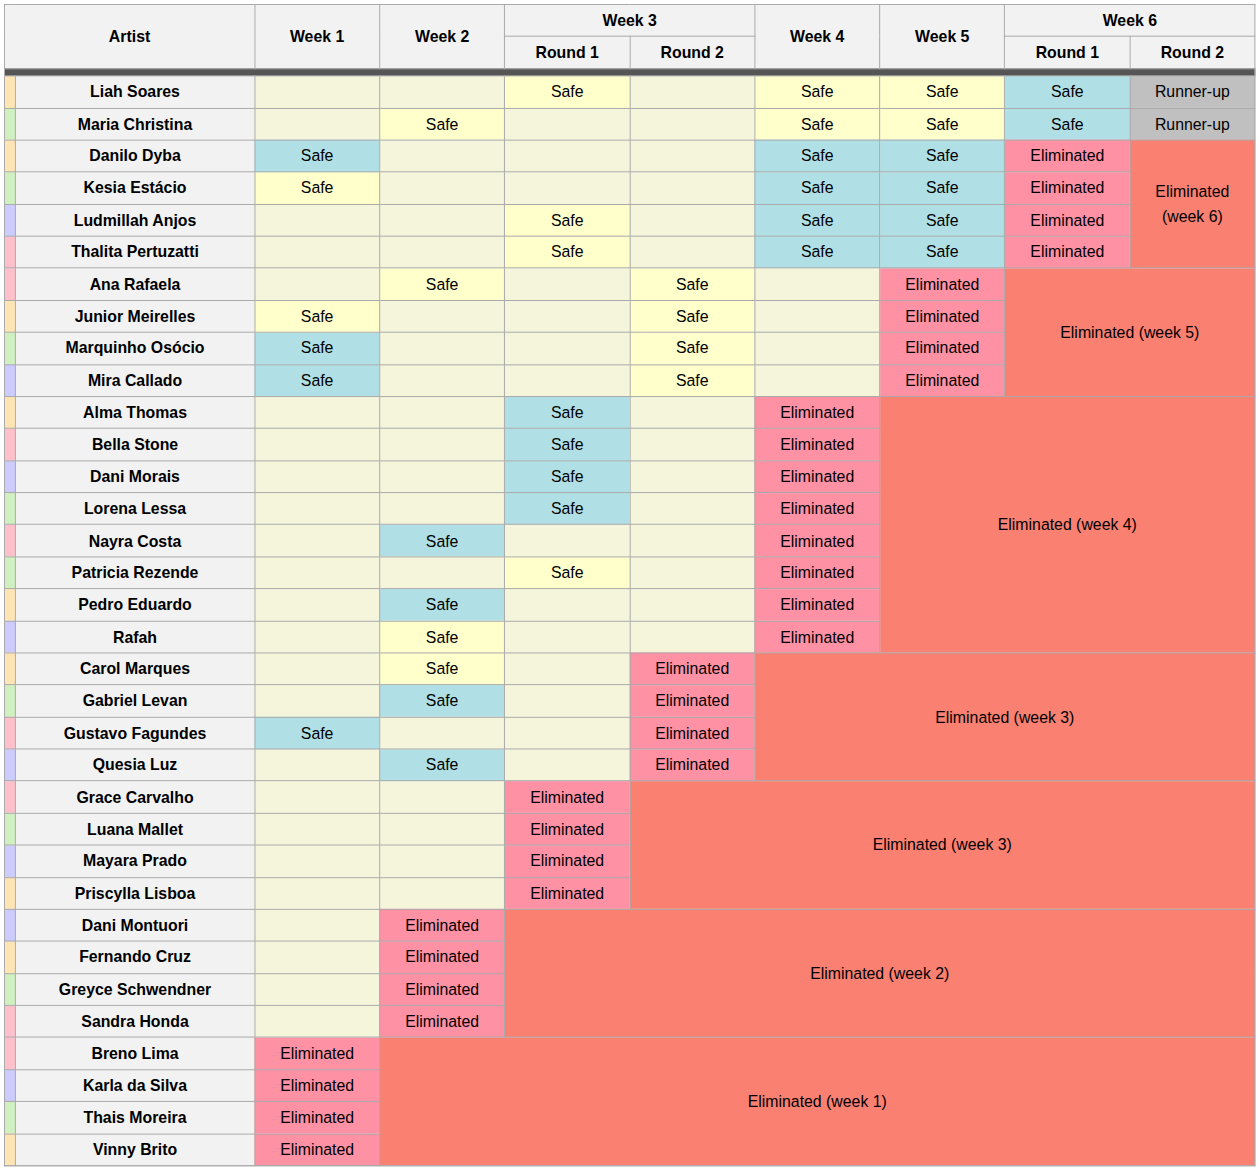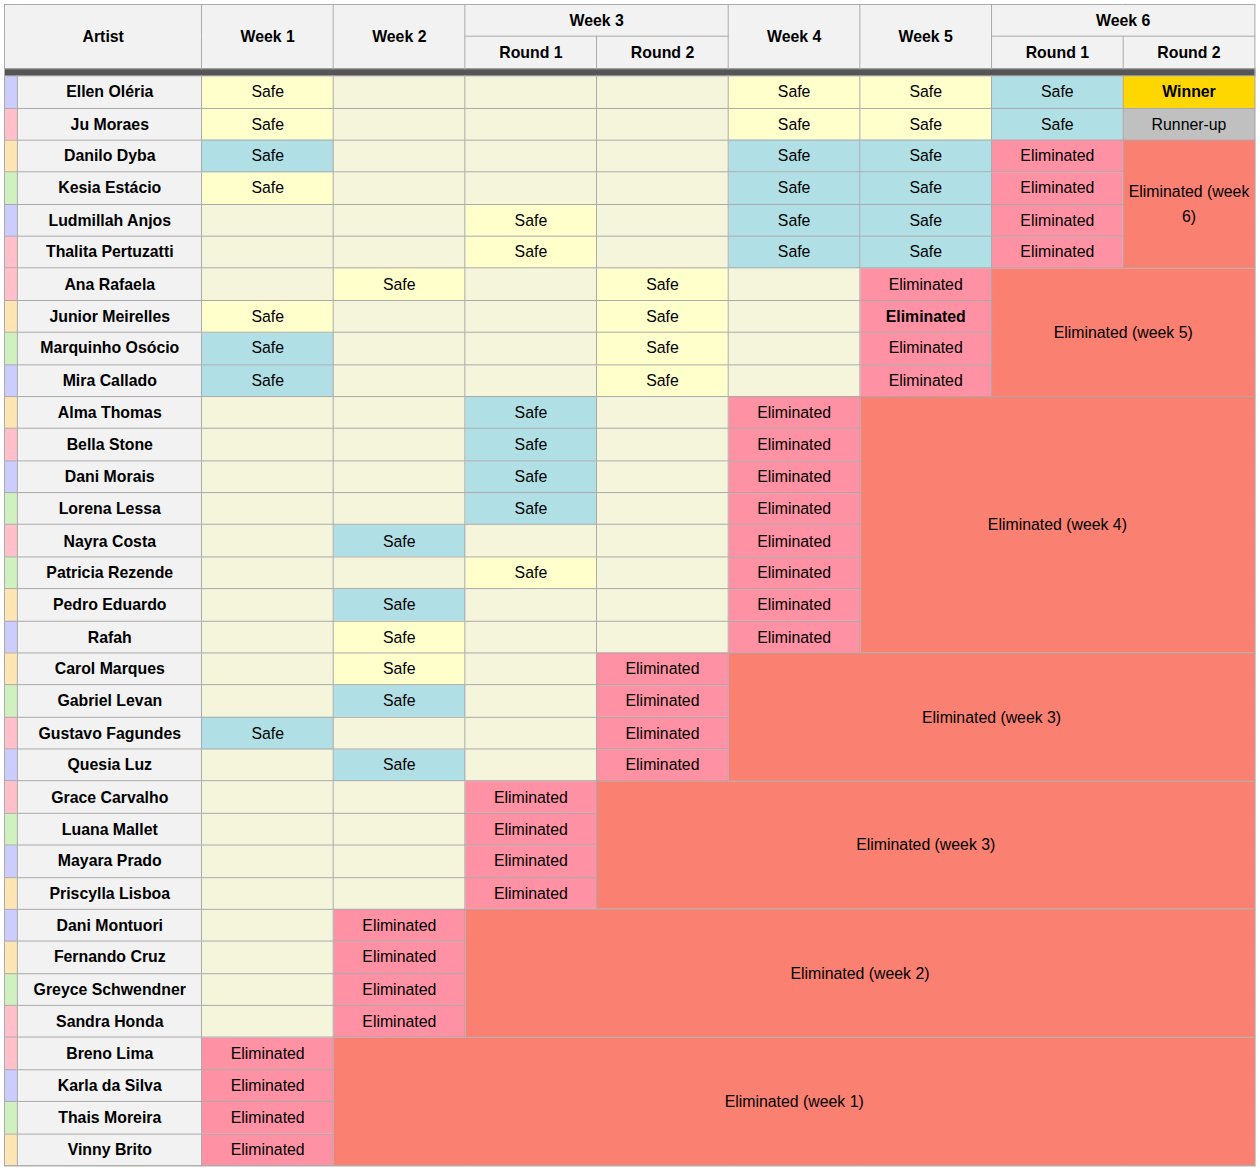+ row: (110, 92)
+ row: (110, 124)
- row: (135, 92)
- row: (135, 124)
(942, 316) normal -> (926, 316) bold
